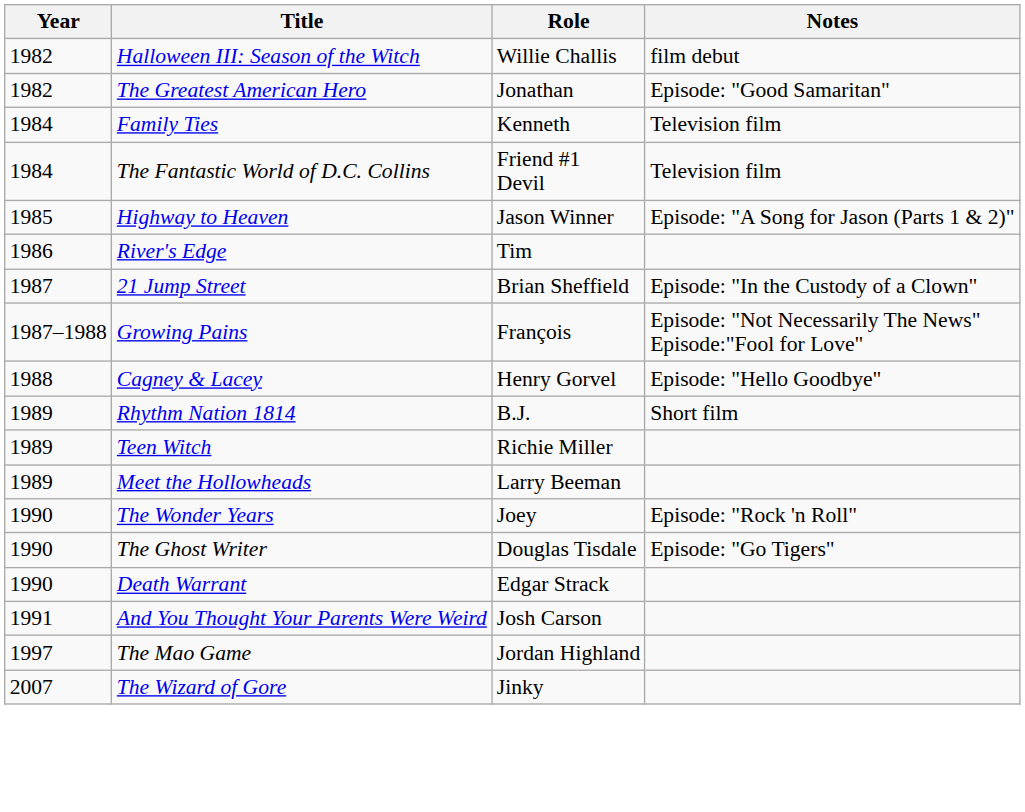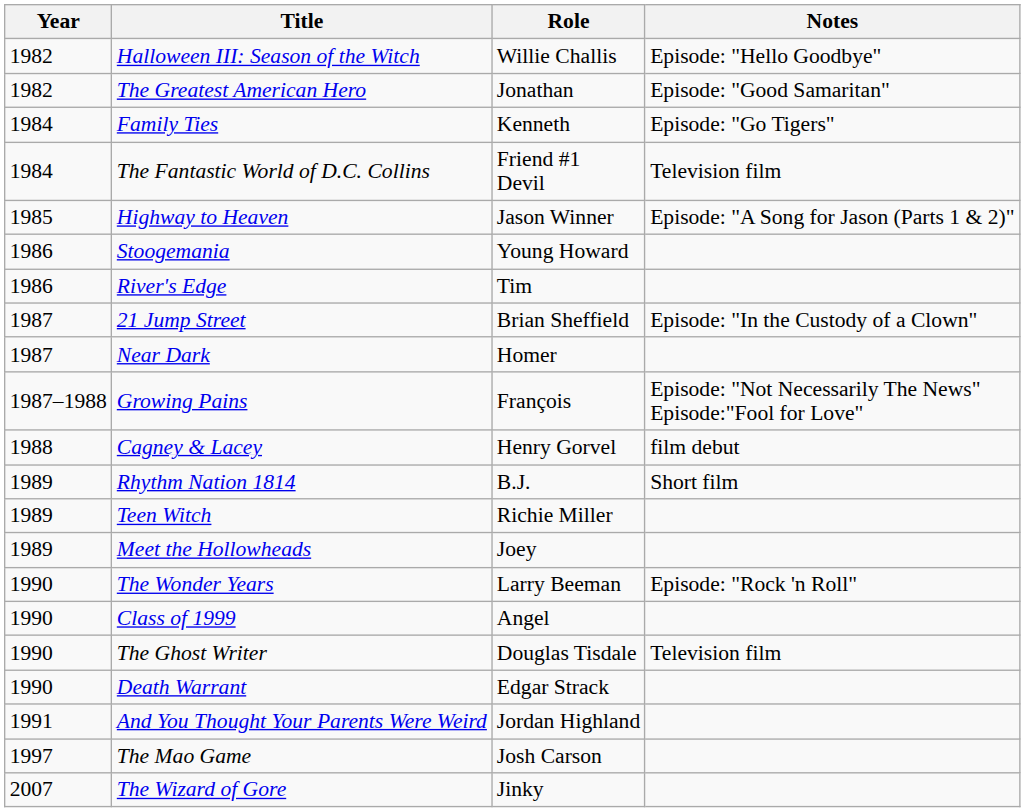(695, 55) film debut -> (766, 55) Episode: "Hello Goodbye"
(716, 124) Television film -> (742, 124) Episode: "Go Tigers"
+ row: (173, 251)
+ row: (163, 354)
(766, 378) Episode: "Hello Goodbye" -> (695, 447) film debut
(559, 481) Larry Beeman -> (517, 549) Joey
(517, 515) Joey -> (559, 584) Larry Beeman
+ row: (176, 618)
(742, 549) Episode: "Go Tigers" -> (716, 652) Television film
(549, 618) Josh Carson -> (569, 721) Jordan Highland
(569, 652) Jordan Highland -> (549, 755) Josh Carson
